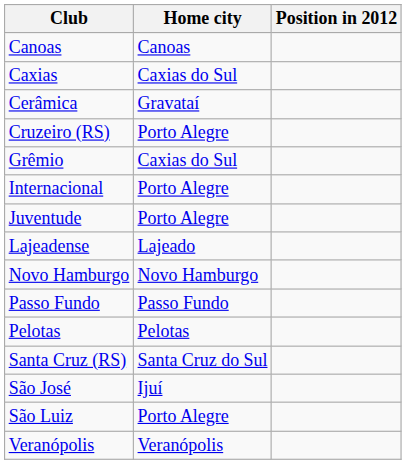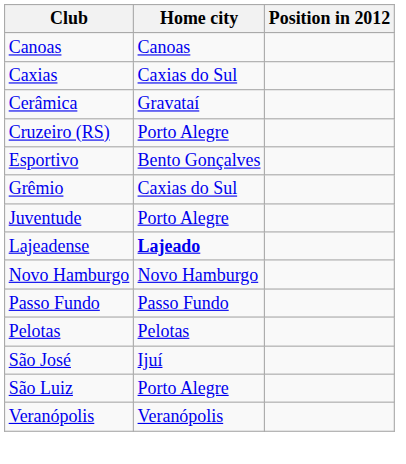+ row: (44, 160)
- row: (56, 189)
(166, 246) normal -> (169, 246) bold
- row: (67, 359)
